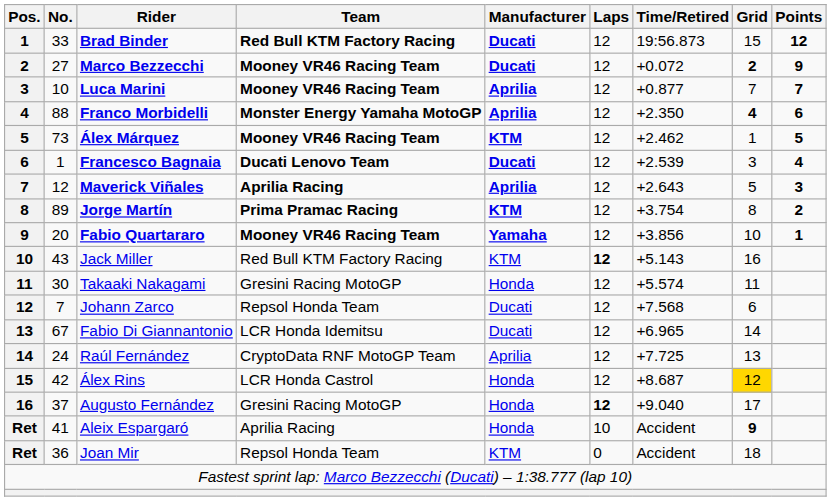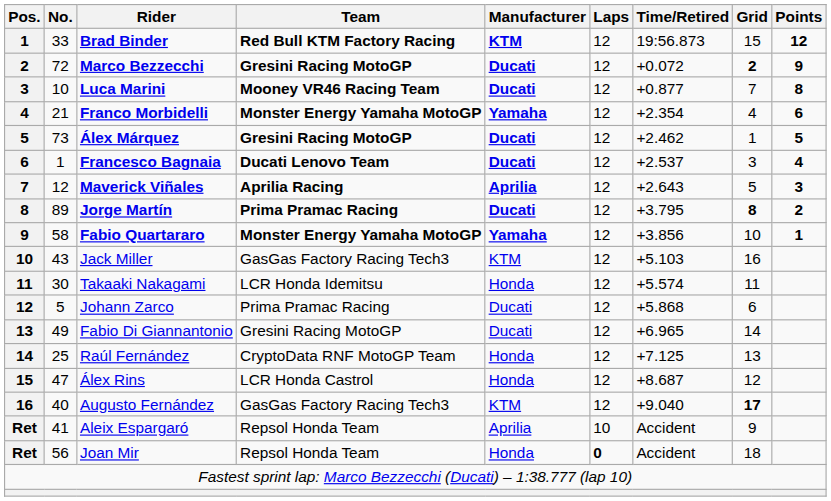(512, 40) Ducati -> (505, 40) KTM
(60, 65) 27 -> (60, 65) 72
(340, 65) Mooney VR46 Racing Team -> (326, 65) Gresini Racing MotoGP
(513, 89) Aprilia -> (512, 89) Ducati
(799, 89) 7 -> (799, 89) 8
(60, 113) 88 -> (60, 113) 21
(513, 113) Aprilia -> (518, 113) Yamaha
(660, 113) +2.350 -> (660, 113) +2.354
(752, 113) bold -> (752, 113) normal
(340, 137) Mooney VR46 Racing Team -> (326, 137) Gresini Racing MotoGP
(505, 137) KTM -> (512, 137) Ducati
(660, 162) +2.539 -> (660, 162) +2.537
(505, 210) KTM -> (512, 210) Ducati
(660, 210) +3.754 -> (660, 210) +3.795
(752, 210) normal -> (752, 210) bold
(60, 234) 20 -> (60, 234) 58
(340, 234) Mooney VR46 Racing Team -> (361, 234) Monster Energy Yamaha MotoGP
(341, 259) Red Bull KTM Factory Racing -> (345, 259) GasGas Factory Racing Tech3
(602, 259) bold -> (602, 259) normal
(660, 259) +5.143 -> (660, 259) +5.103
(321, 283) Gresini Racing MotoGP -> (311, 283) LCR Honda Idemitsu
(60, 307) 7 -> (60, 307) 5
(310, 307) Repsol Honda Team -> (315, 307) Prima Pramac Racing
(660, 307) +7.568 -> (660, 307) +5.868
(60, 331) 67 -> (60, 331) 49
(311, 331) LCR Honda Idemitsu -> (321, 331) Gresini Racing MotoGP
(60, 355) 24 -> (60, 355) 25
(510, 355) Aprilia -> (511, 355) Honda
(660, 355) +7.725 -> (660, 355) +7.125
(60, 380) 42 -> (60, 380) 47
(752, 380) gold background -> (752, 380) no background
(60, 404) 37 -> (60, 404) 40
(321, 404) Gresini Racing MotoGP -> (345, 404) GasGas Factory Racing Tech3
(511, 404) Honda -> (505, 404) KTM
(602, 404) bold -> (602, 404) normal
(752, 404) normal -> (752, 404) bold
(287, 428) Aprilia Racing -> (310, 428) Repsol Honda Team
(511, 428) Honda -> (510, 428) Aprilia
(752, 428) bold -> (752, 428) normal
(60, 452) 36 -> (60, 452) 56
(505, 452) KTM -> (511, 452) Honda
(598, 452) normal -> (598, 452) bold
